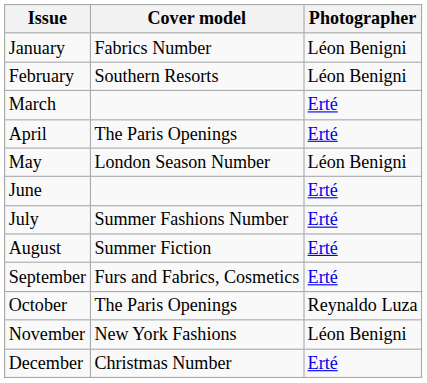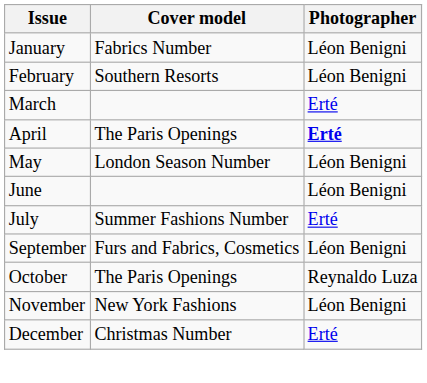(323, 133) normal -> (325, 133) bold
(323, 190) Erté -> (357, 190) Léon Benigni
- row: (35, 248)
(323, 276) Erté -> (357, 248) Léon Benigni
